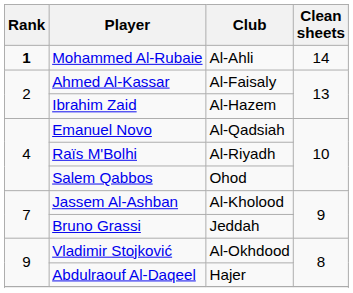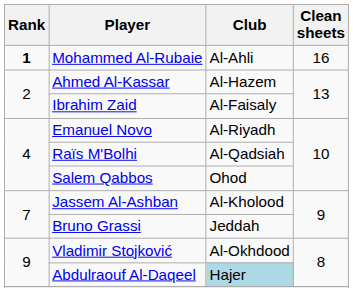(321, 57) 14 -> (321, 57) 16
(243, 81) Al-Faisaly -> (243, 81) Al-Hazem
(243, 105) Al-Hazem -> (243, 105) Al-Faisaly
(247, 130) Al-Qadsiah -> (242, 130) Al-Riyadh
(242, 154) Al-Riyadh -> (247, 154) Al-Qadsiah
(228, 274) no background -> (228, 274) lightblue background
